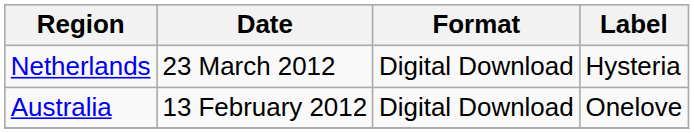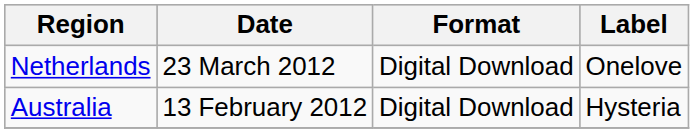(633, 66) Hysteria -> (634, 66) Onelove
(634, 107) Onelove -> (633, 107) Hysteria
